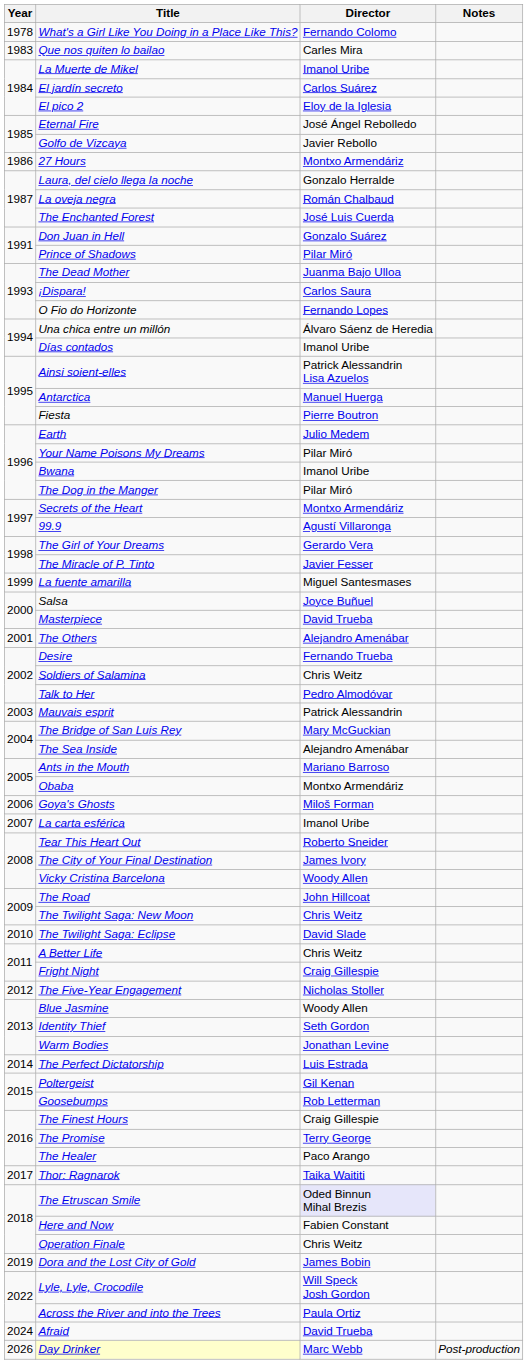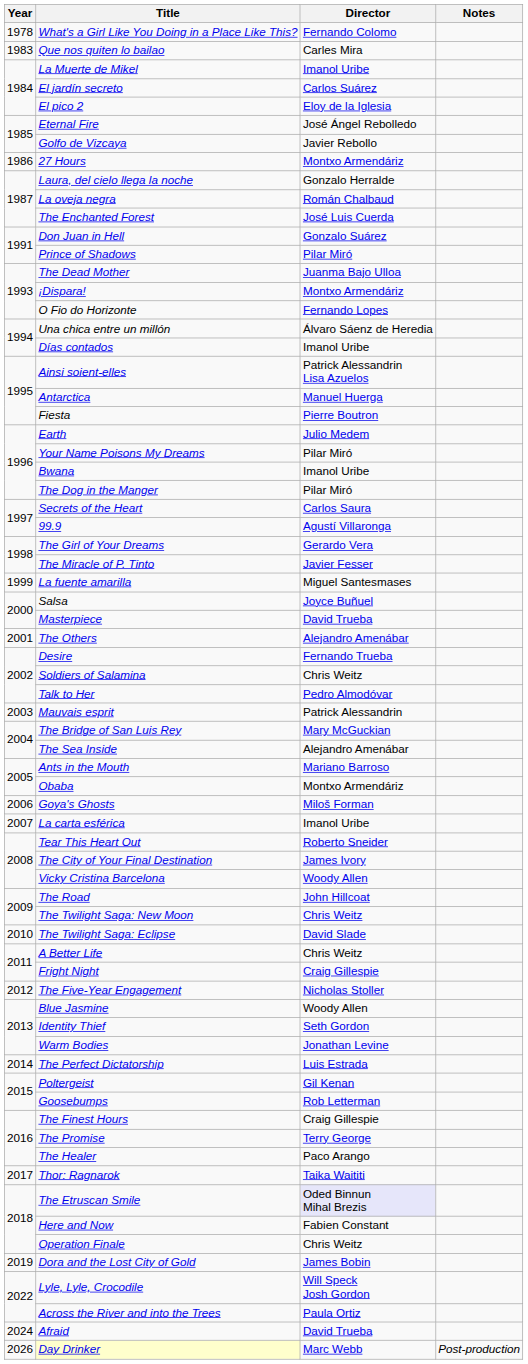(337, 291) Carlos Saura -> (353, 291) Montxo Armendáriz
(353, 508) Montxo Armendáriz -> (337, 508) Carlos Saura
